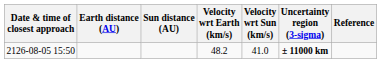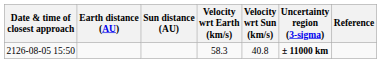(219, 50) 48.2 -> (219, 50) 58.3
(260, 50) 41.0 -> (260, 50) 40.8
